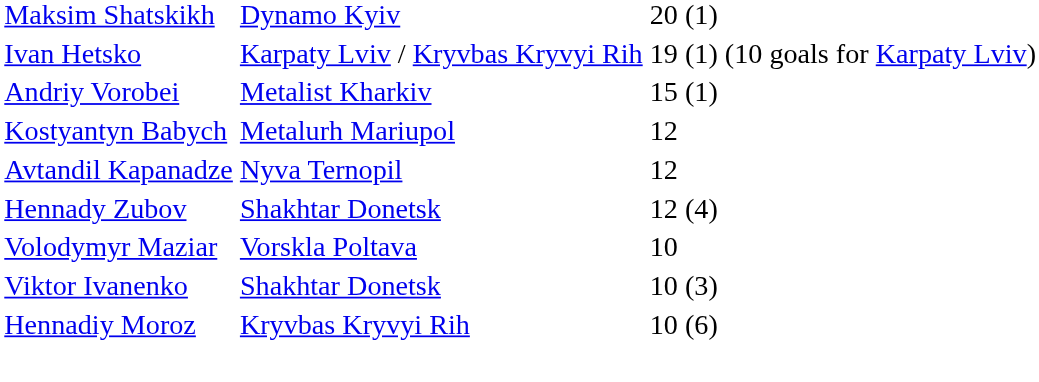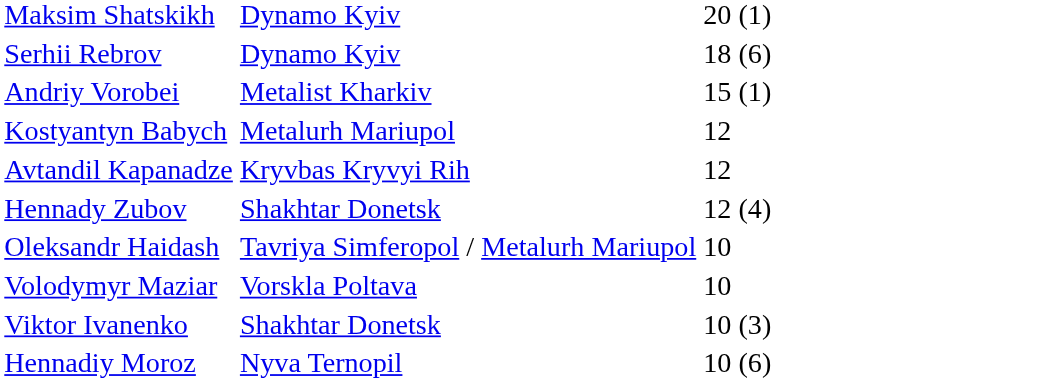- row: (73, 53)
+ row: (83, 53)
(321, 169) Nyva Ternopil -> (355, 169) Kryvbas Kryvyi Rih
+ row: (112, 247)
(355, 324) Kryvbas Kryvyi Rih -> (321, 363) Nyva Ternopil
